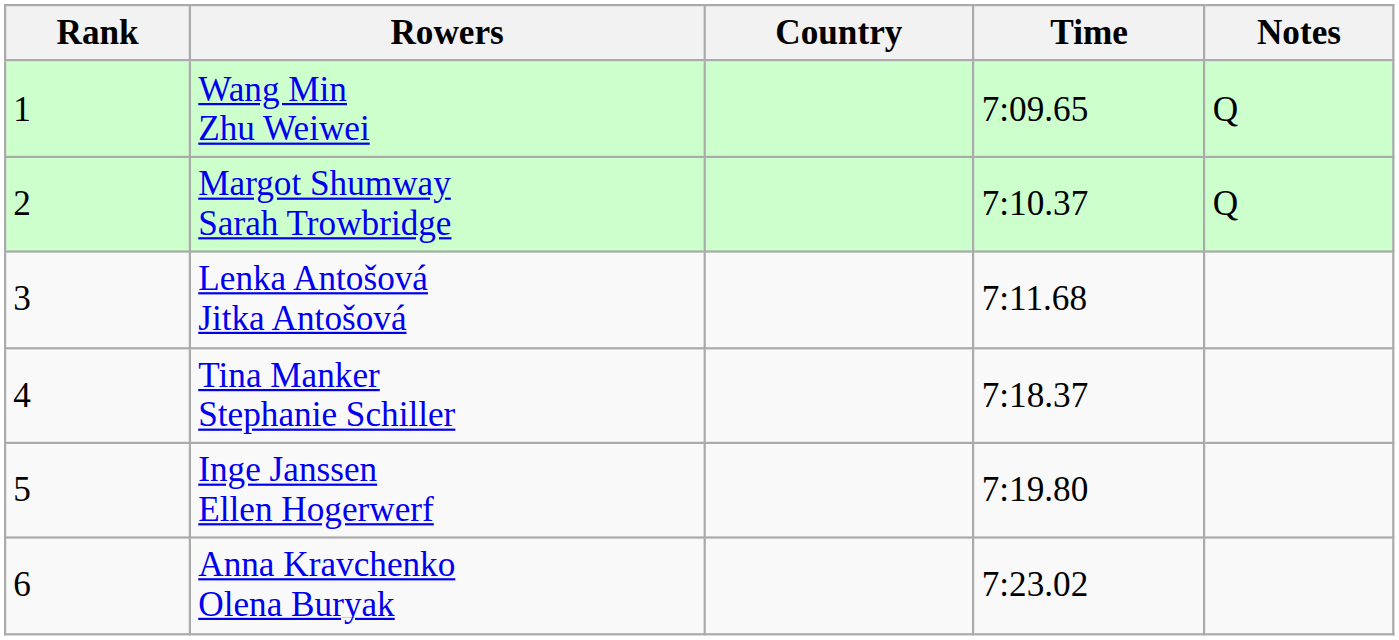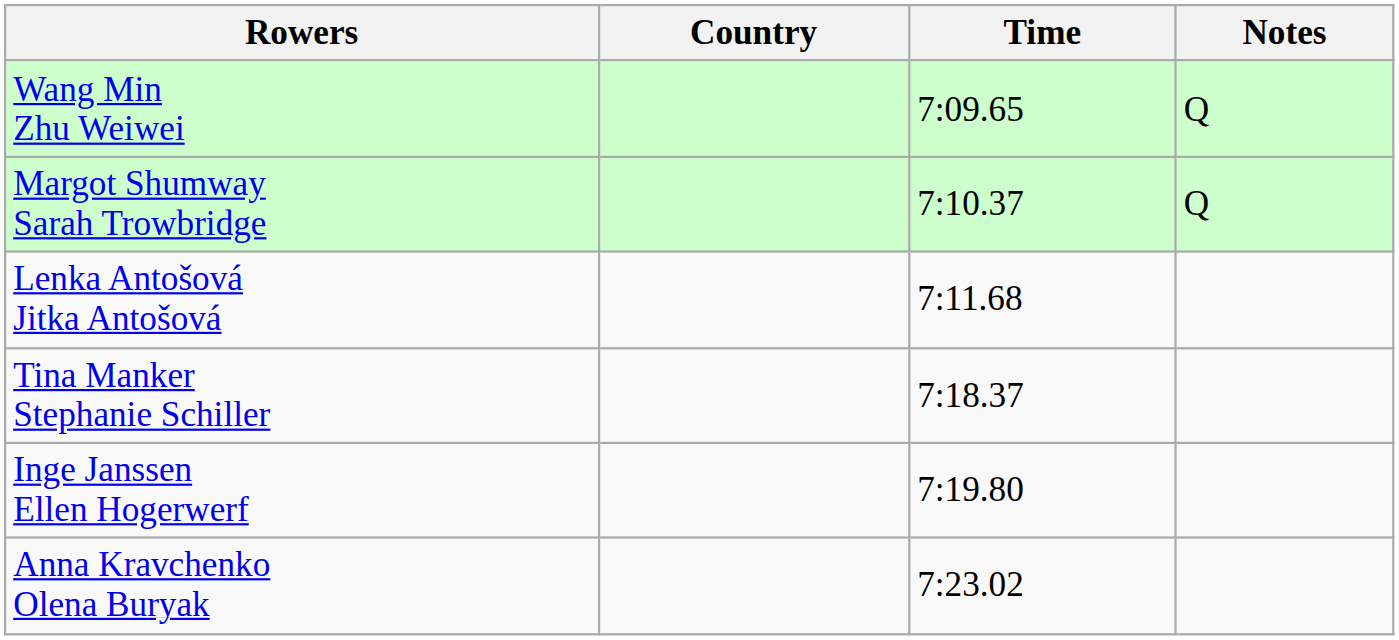- column: (98, 32)
